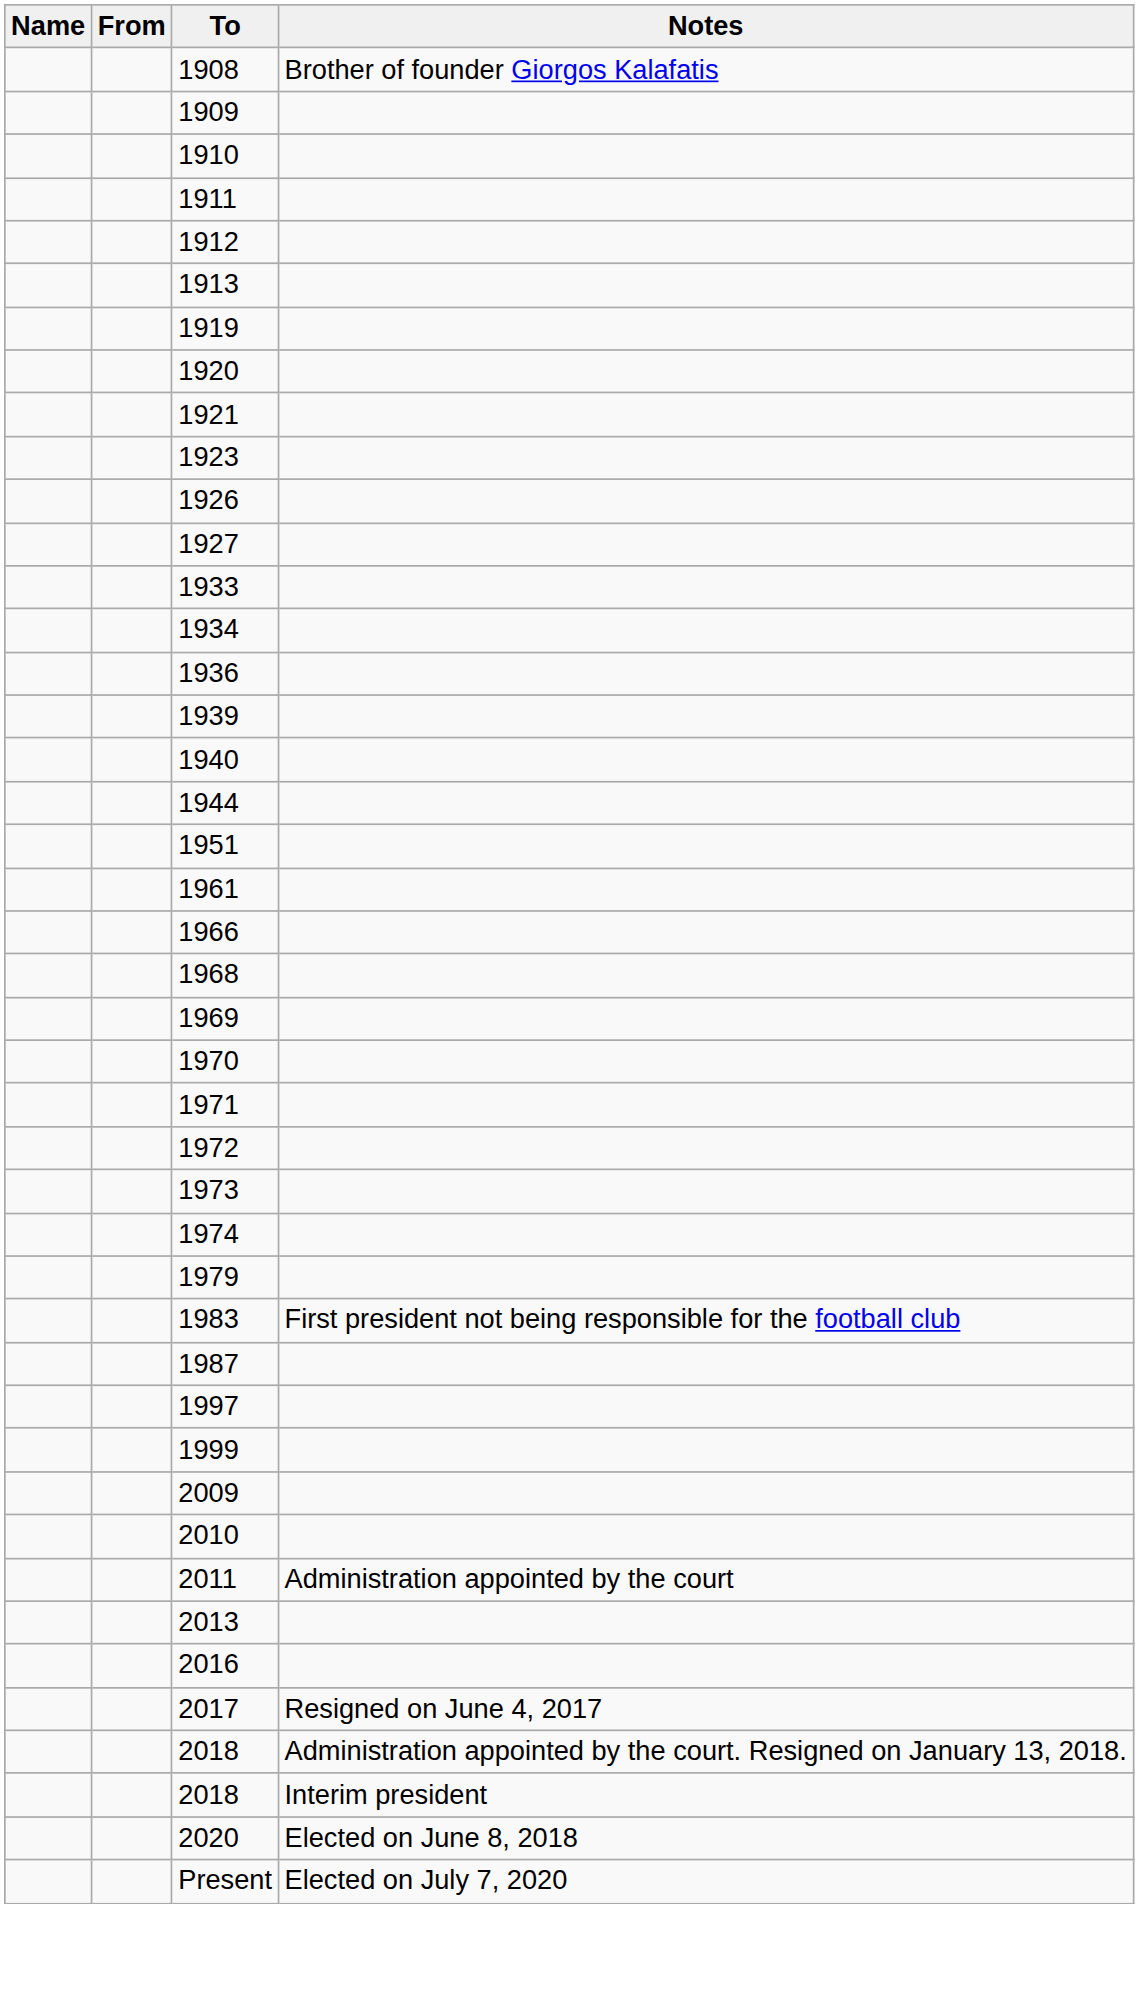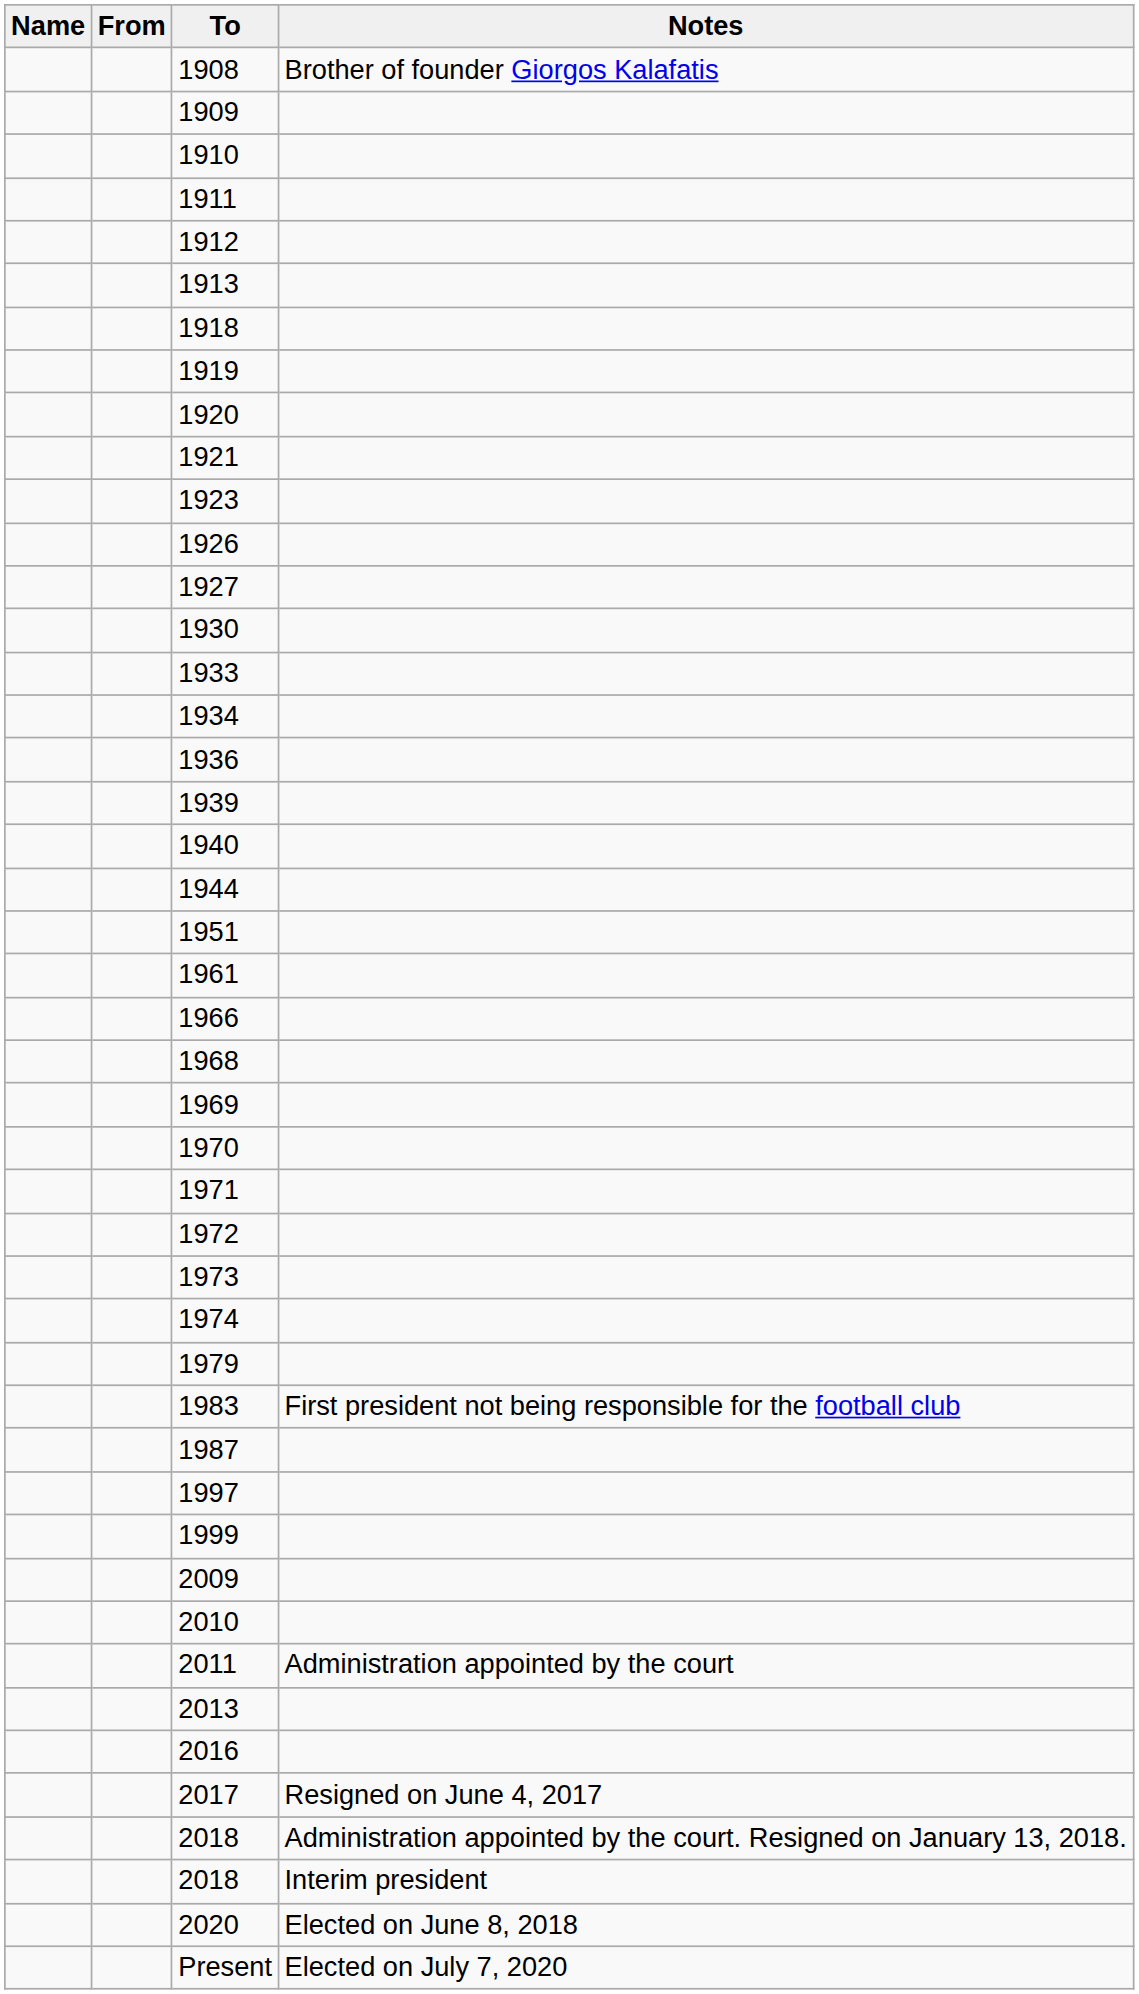+ row: (209, 328)
+ row: (209, 629)
